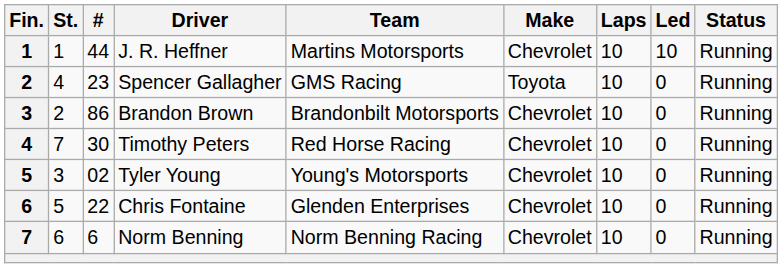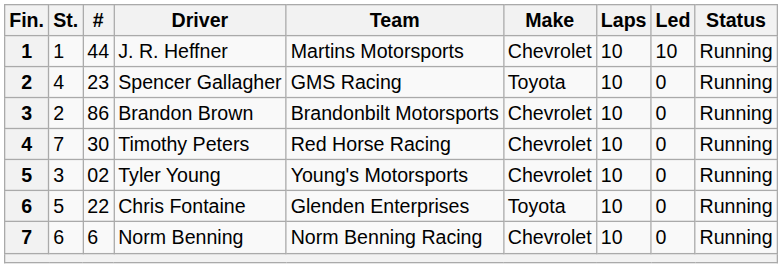(550, 207) Chevrolet -> (537, 207) Toyota
